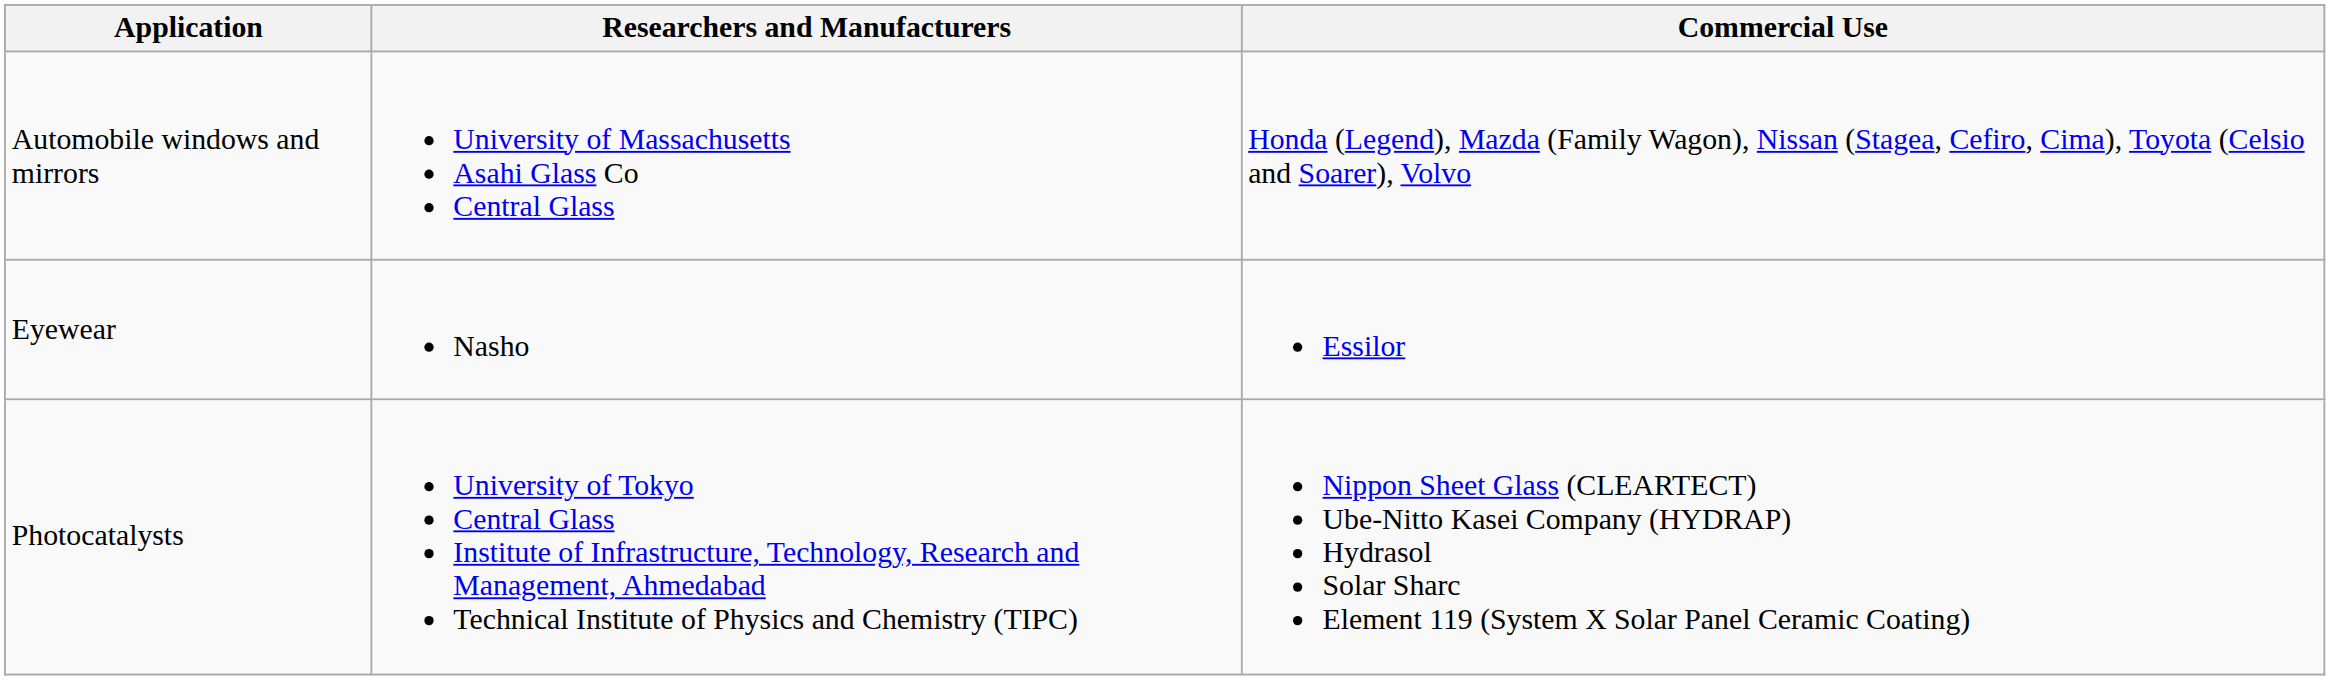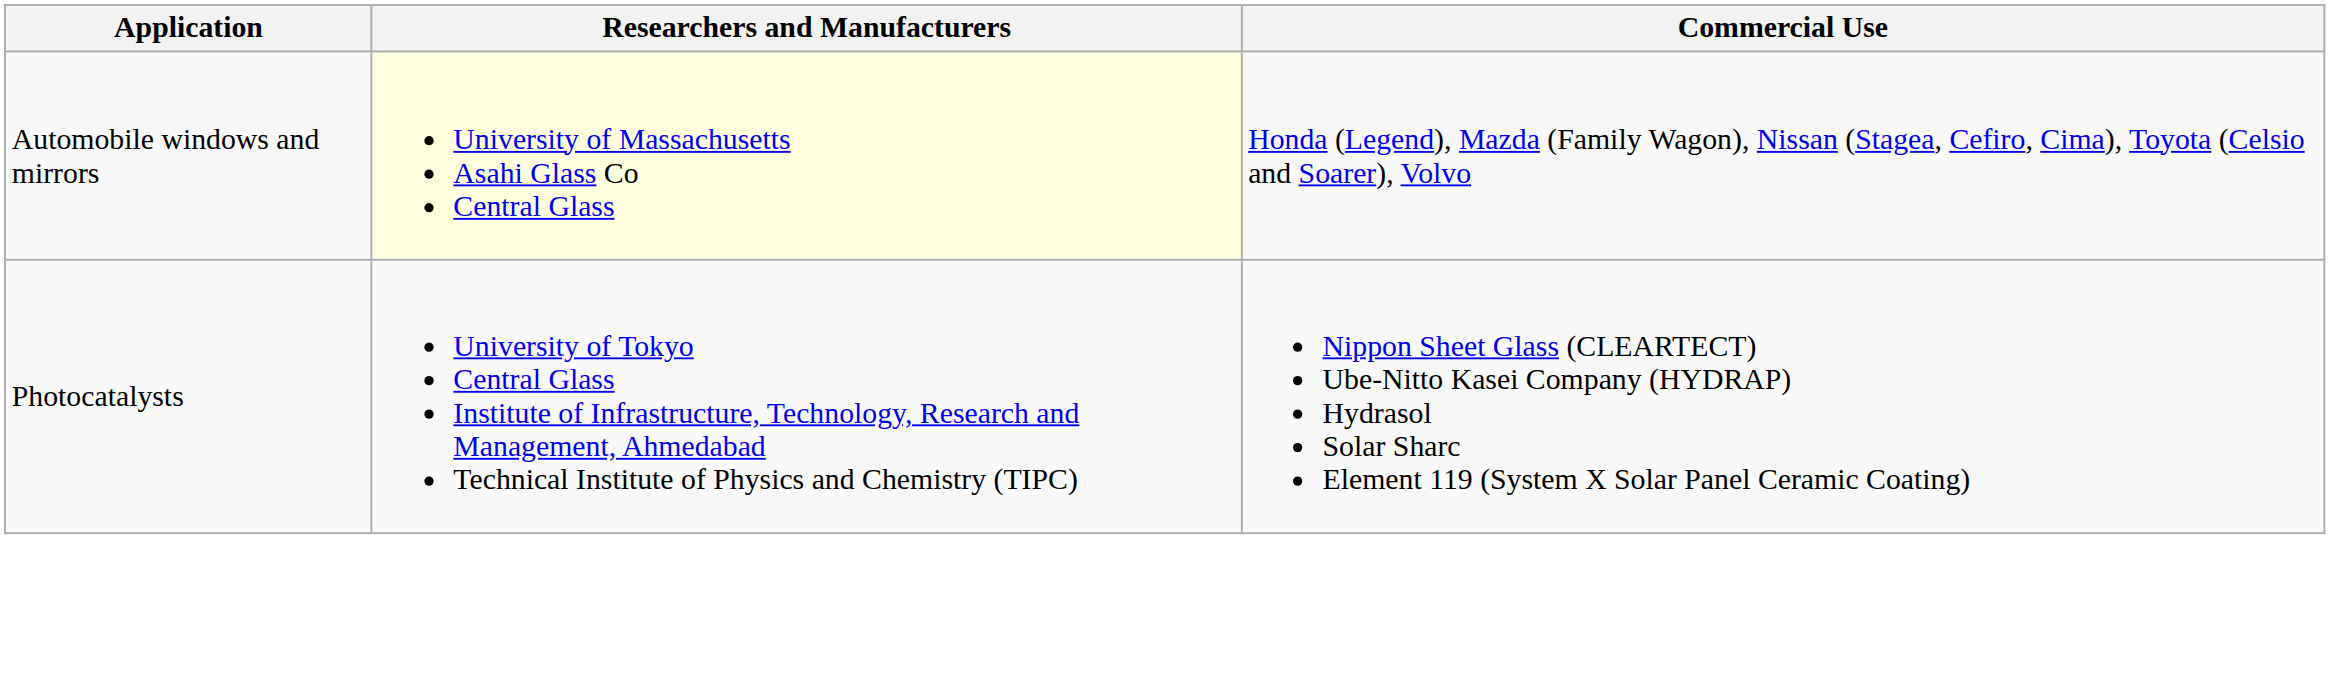(807, 172) no background -> (807, 172) lightyellow background
- row: (64, 328)
